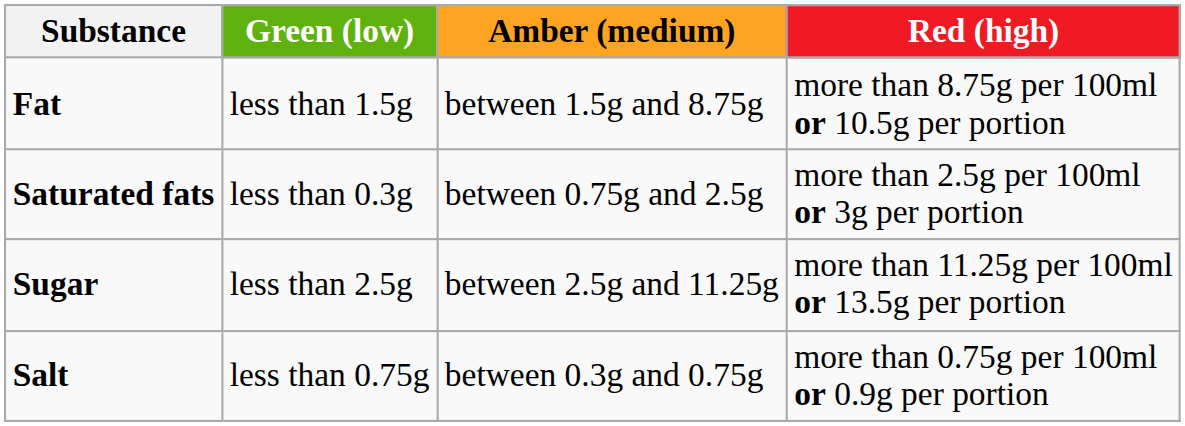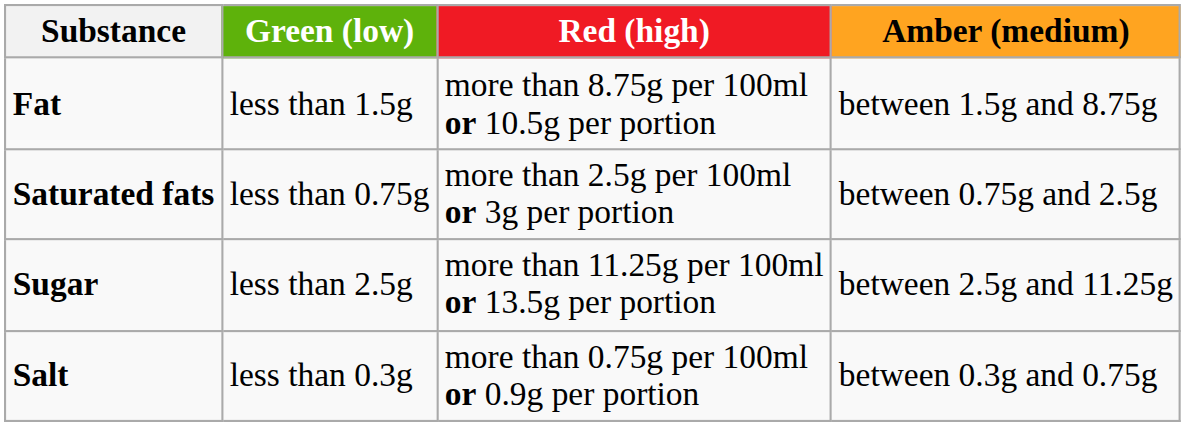columns swapped: (612, 31) <-> (984, 31)
(321, 193) less than 0.3g -> (330, 193) less than 0.75g
(330, 374) less than 0.75g -> (321, 374) less than 0.3g
